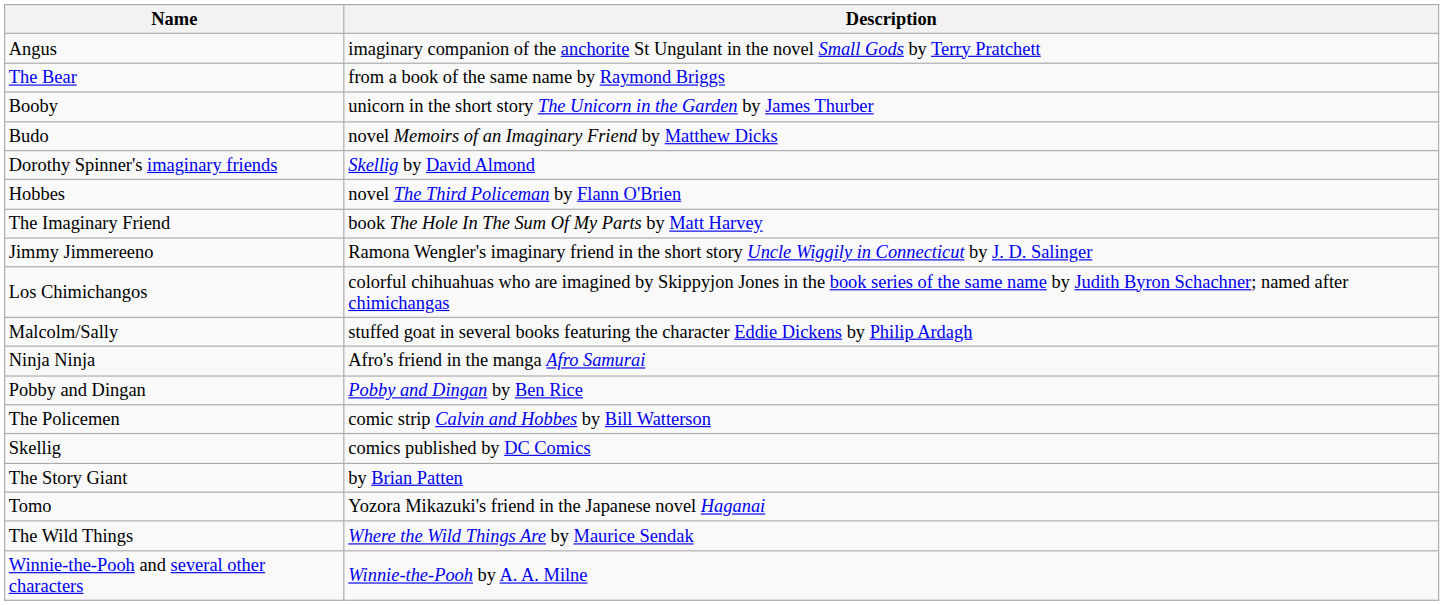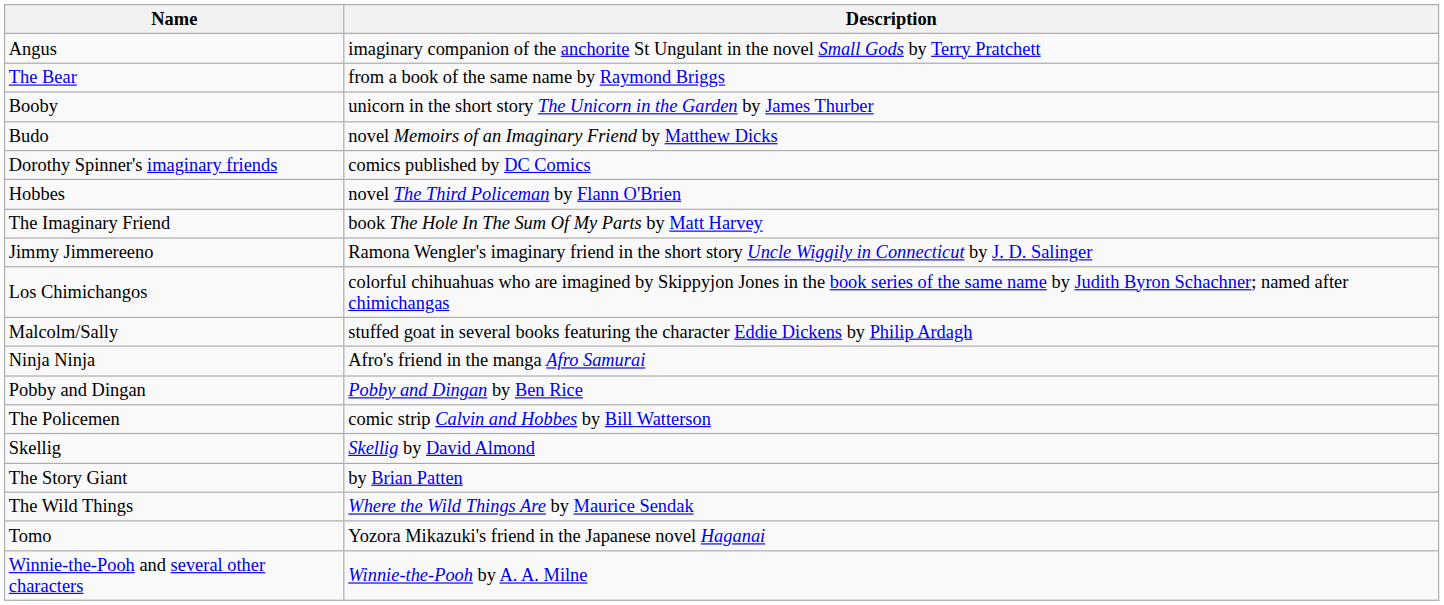(442, 164) Skellig by David Almond -> (469, 164) comics published by DC Comics
(469, 448) comics published by DC Comics -> (442, 448) Skellig by David Almond
rows swapped: (30, 506) <-> (71, 535)
